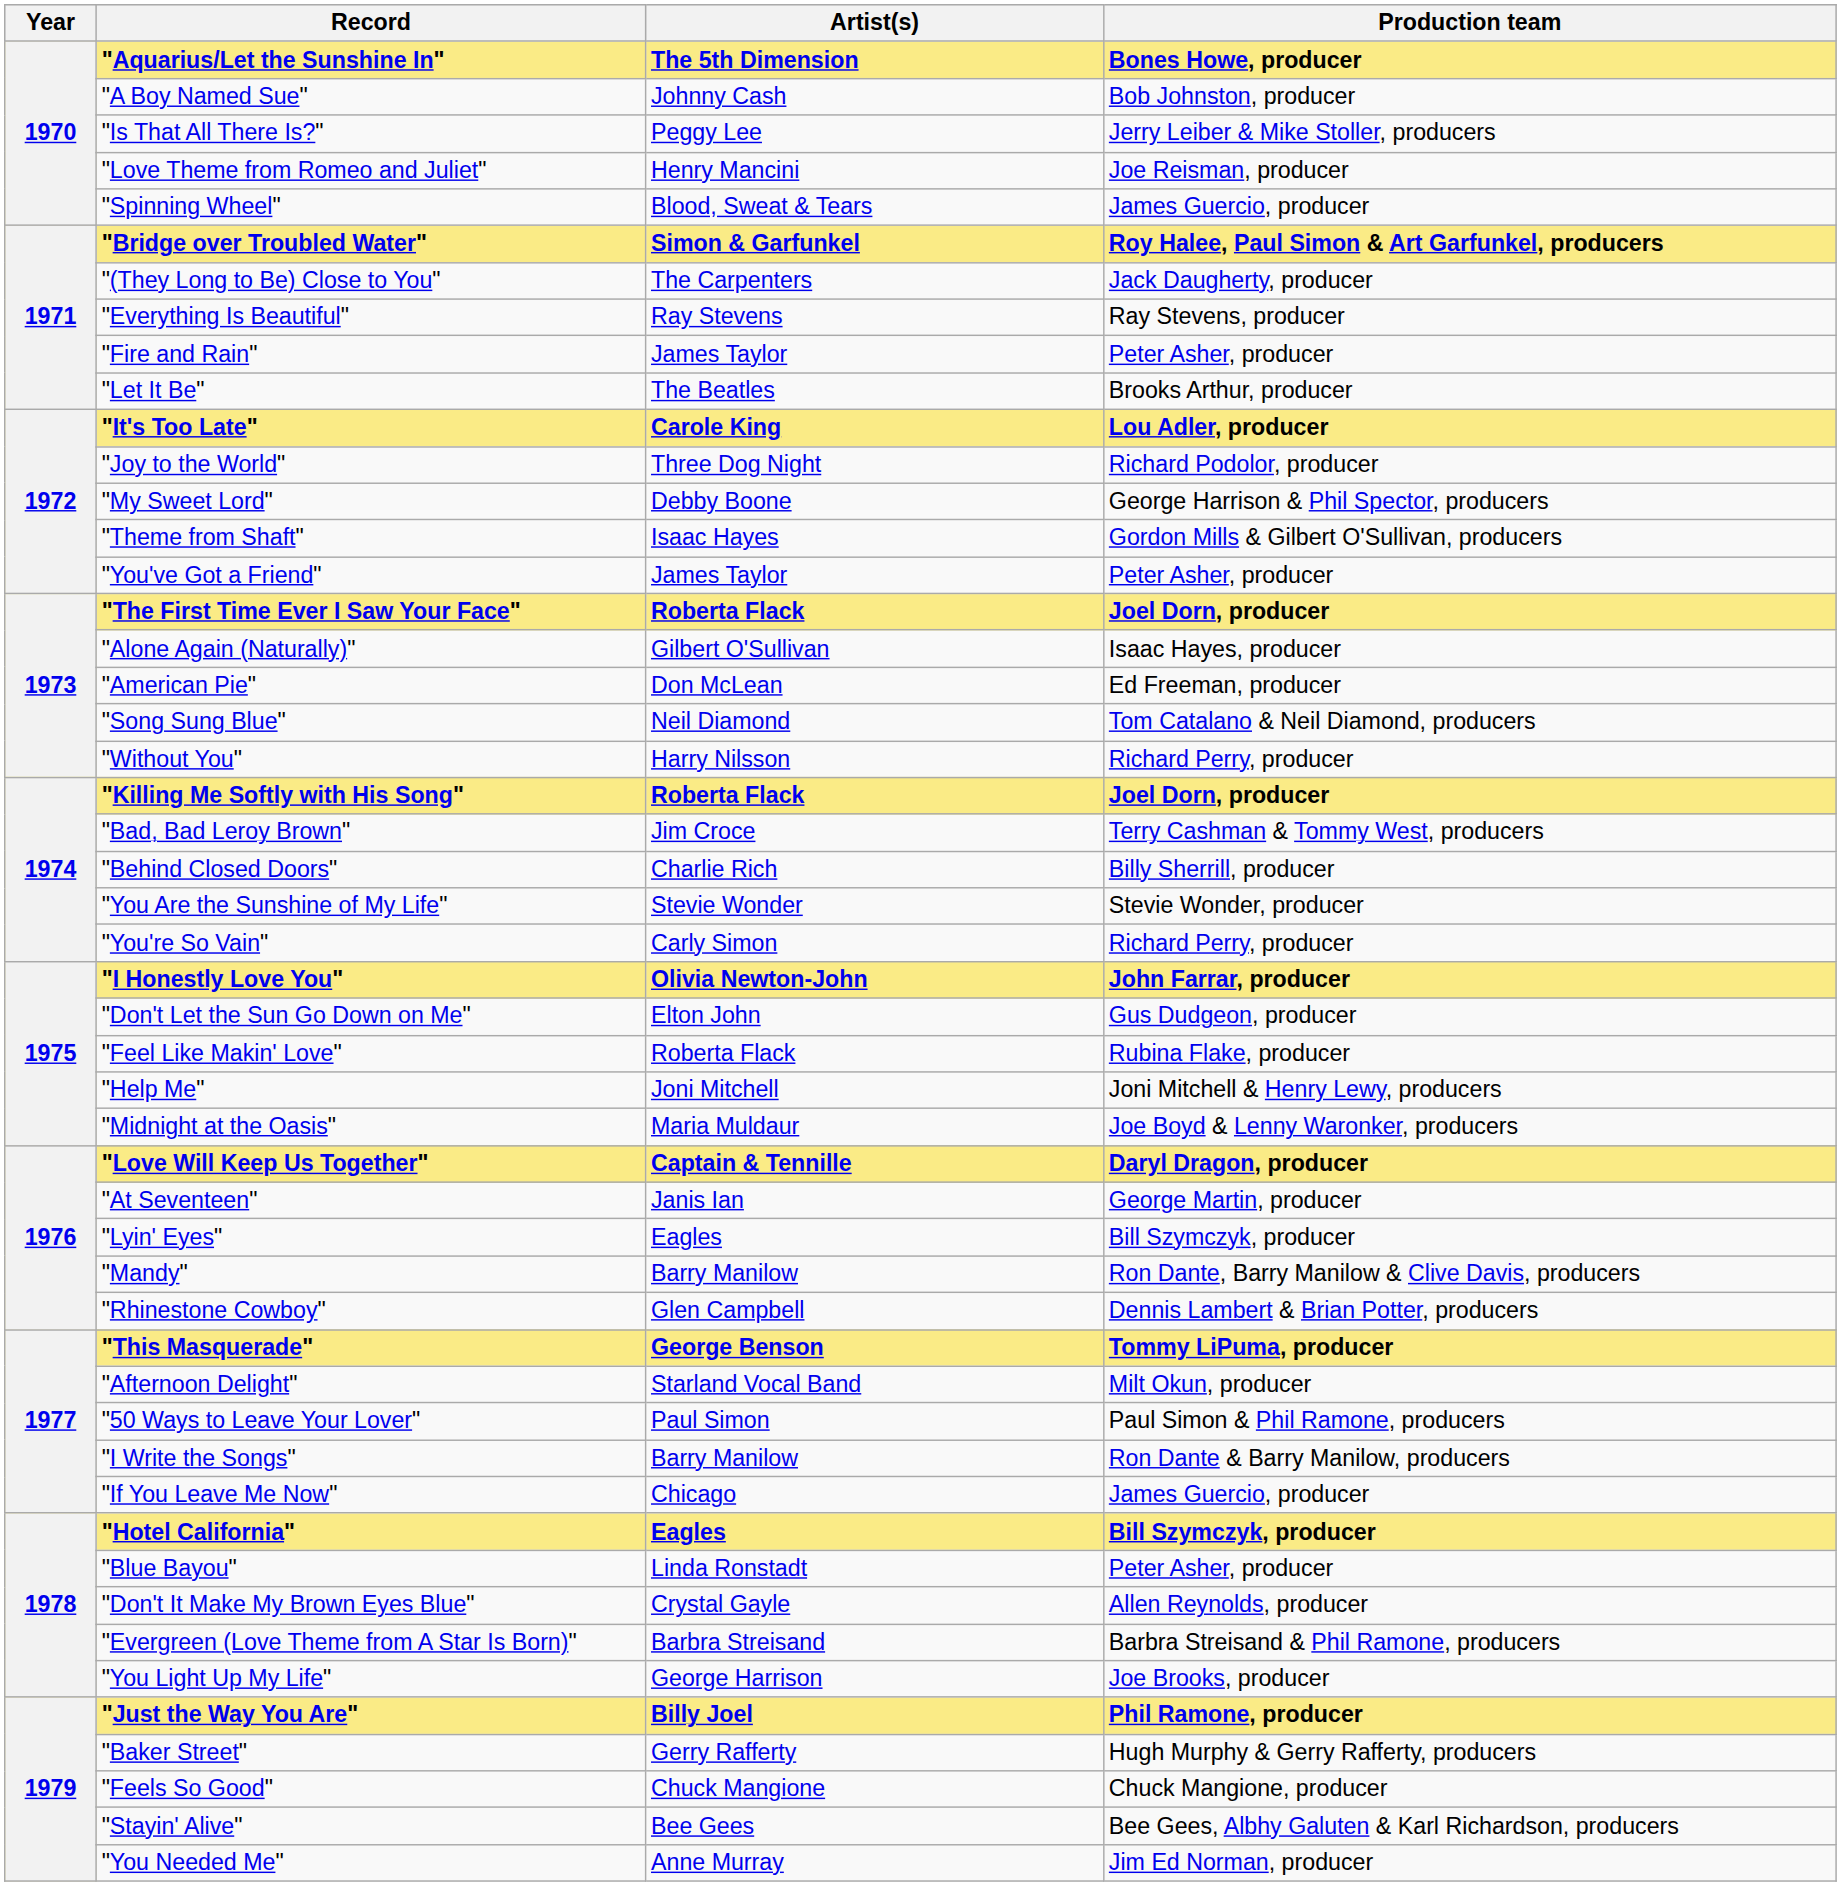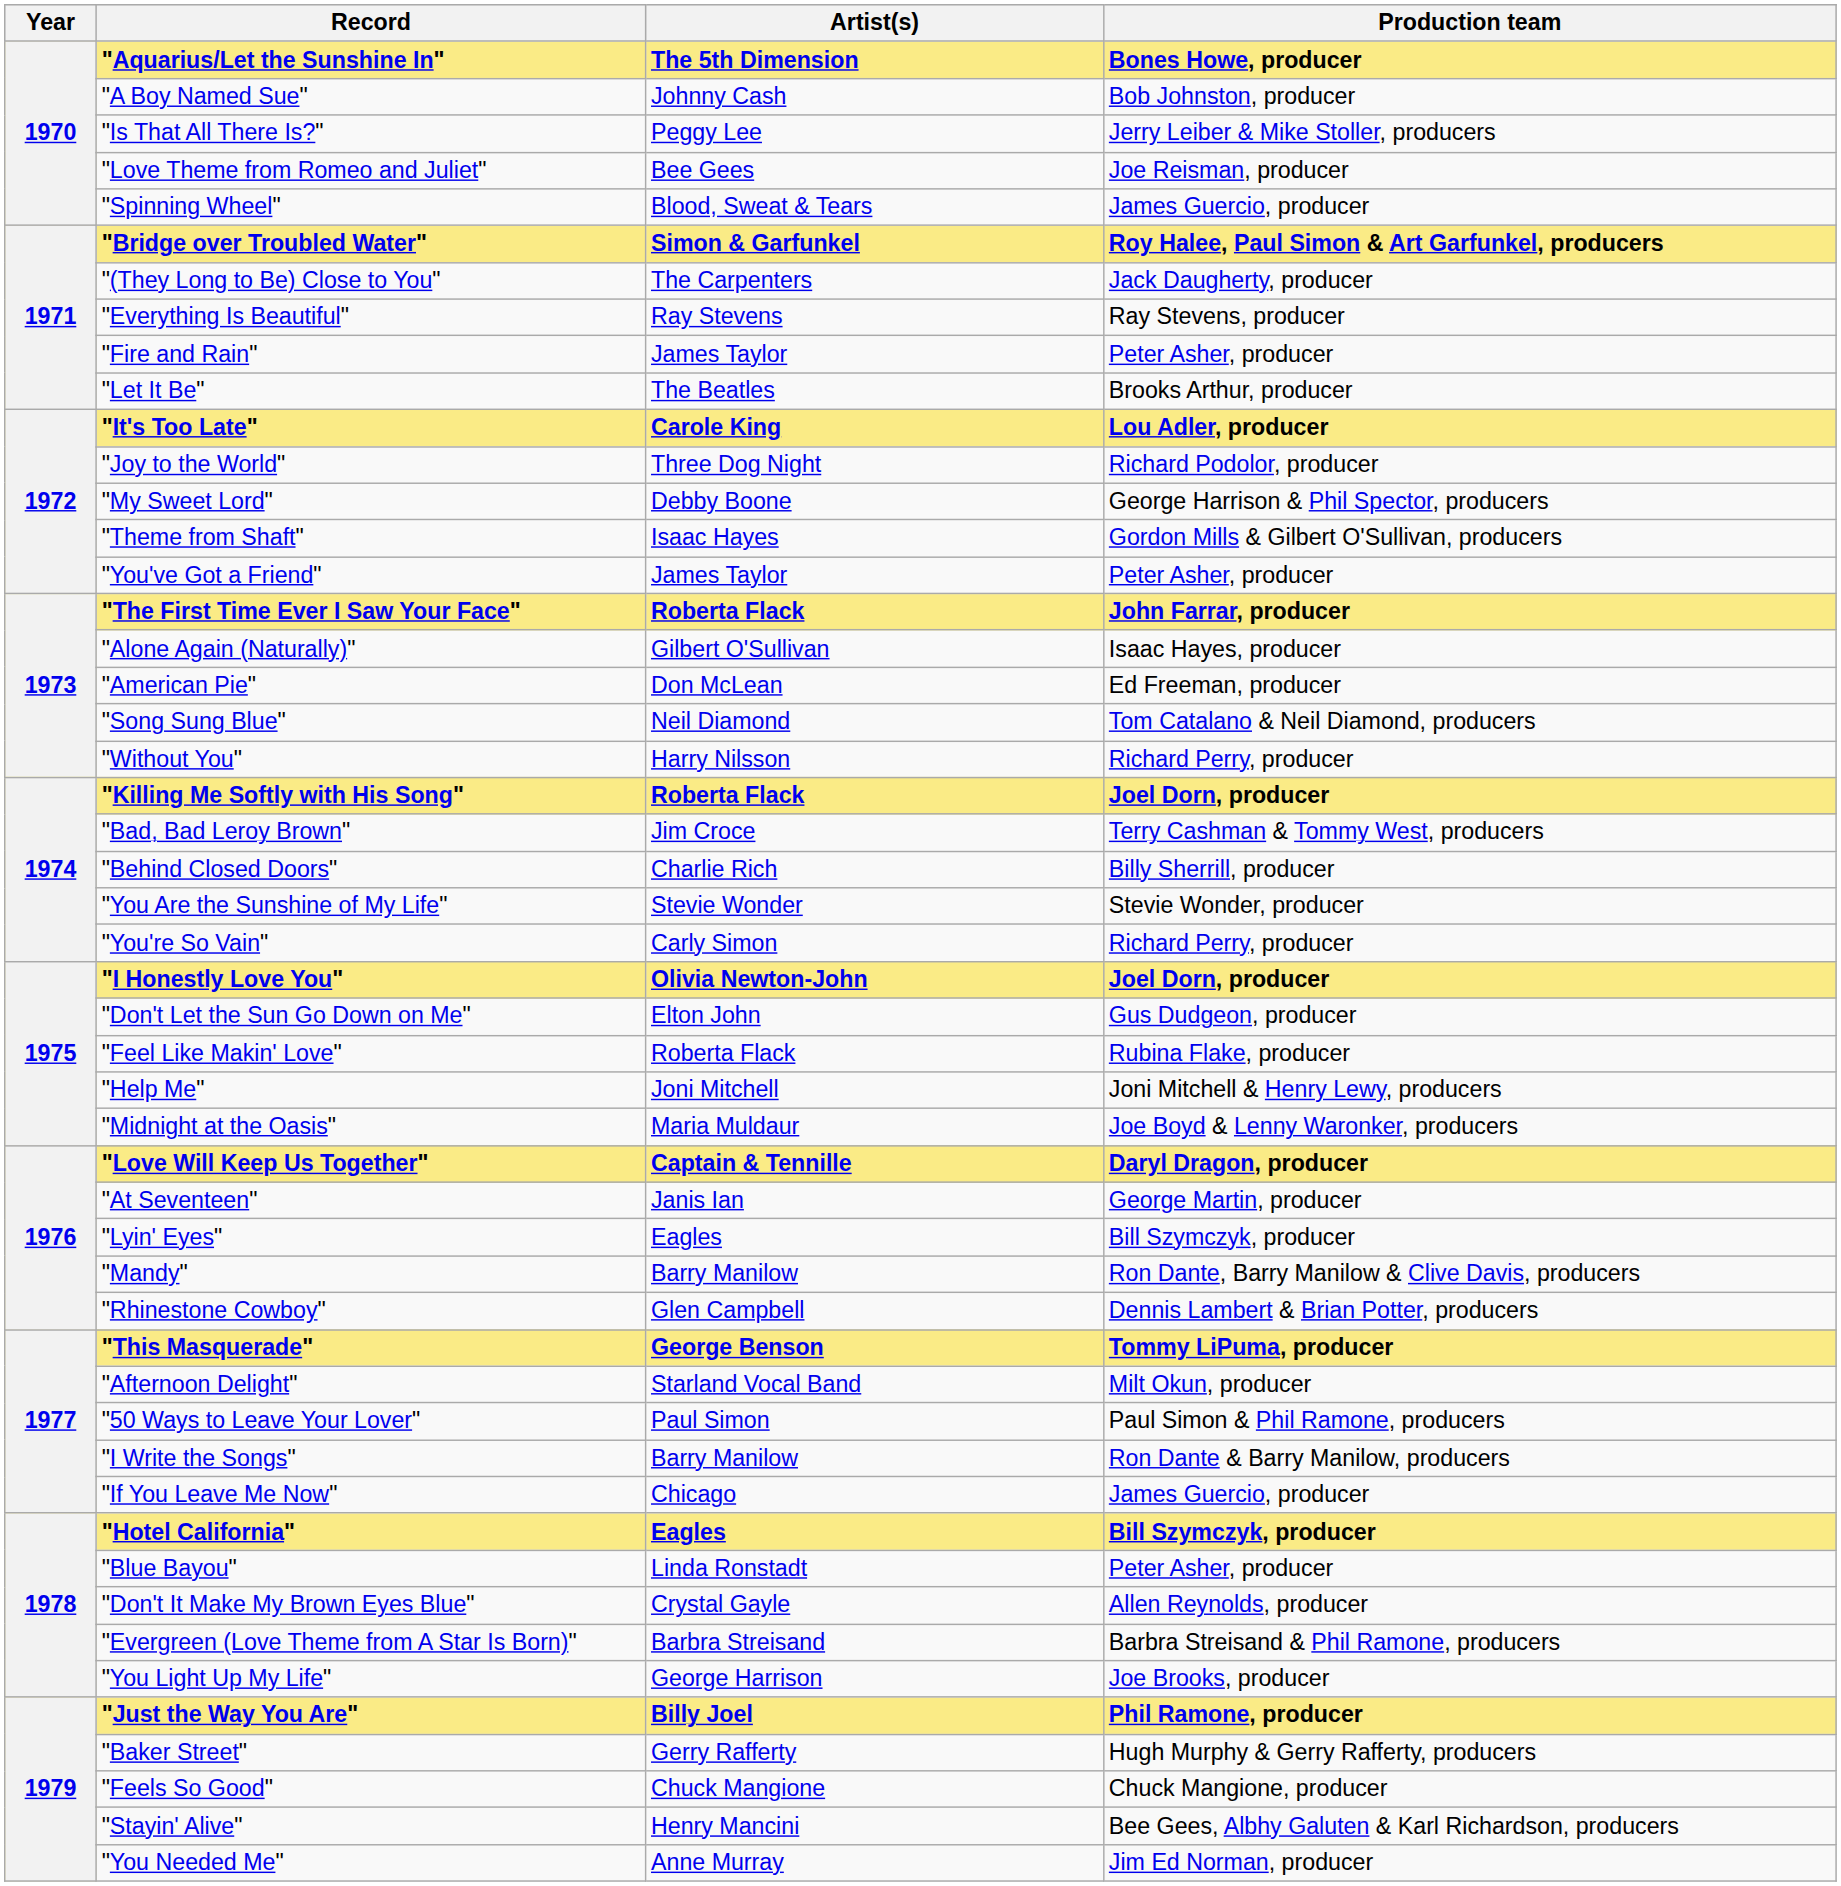(725, 170) Henry Mancini -> (703, 170) Bee Gees
(1219, 611) Joel Dorn, producer -> (1229, 611) John Farrar, producer
(1229, 979) John Farrar, producer -> (1219, 979) Joel Dorn, producer
(703, 1825) Bee Gees -> (725, 1825) Henry Mancini
